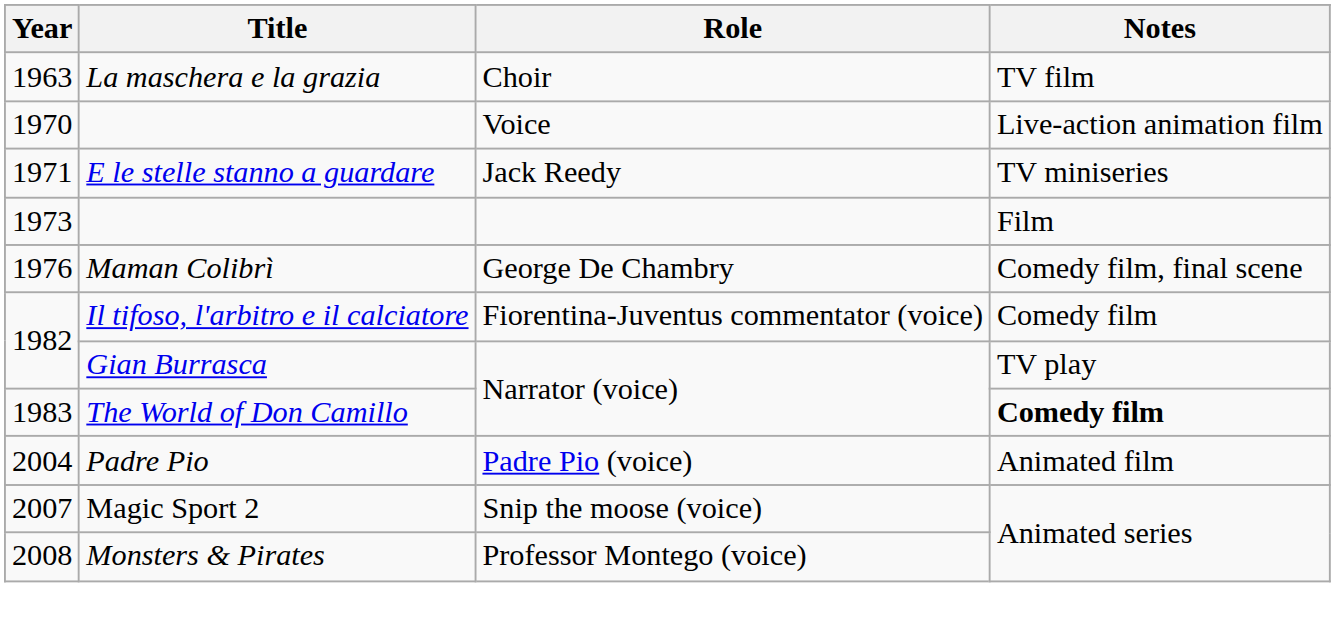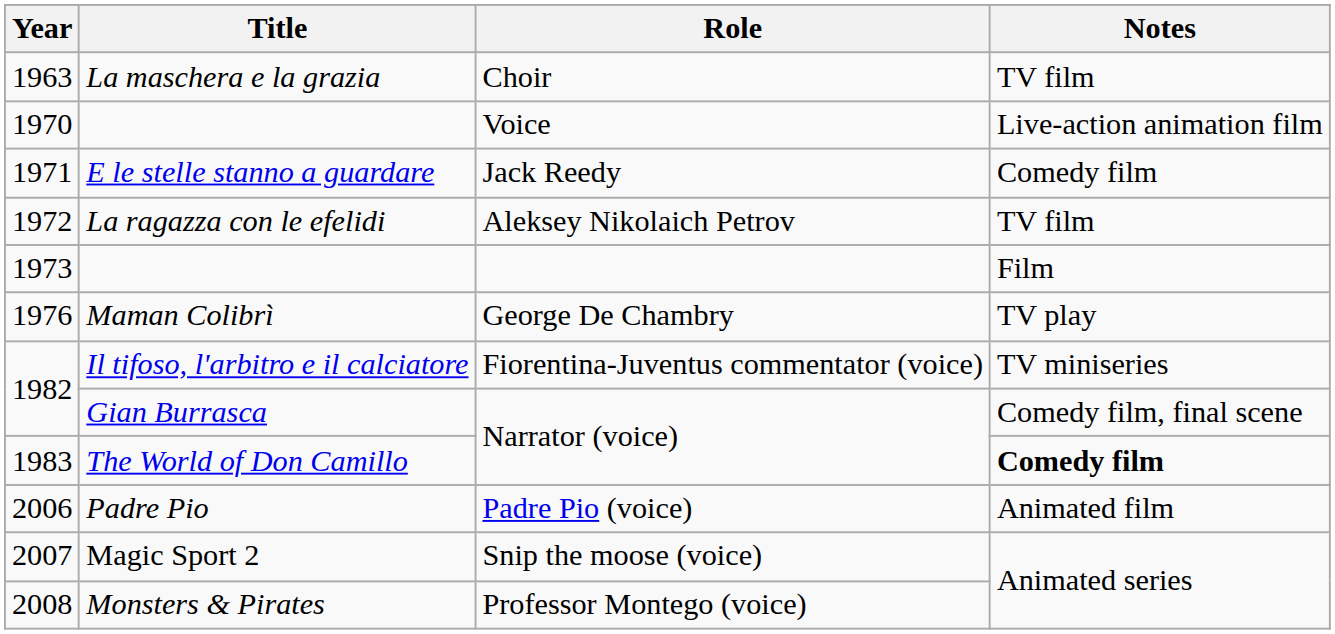(1083, 172) TV miniseries -> (1077, 172) Comedy film
+ row: (236, 220)
(1150, 268) Comedy film, final scene -> (1047, 316) TV play
(1077, 316) Comedy film -> (1083, 364) TV miniseries
(1047, 364) TV play -> (1150, 412) Comedy film, final scene
(42, 460) 2004 -> (42, 508) 2006
